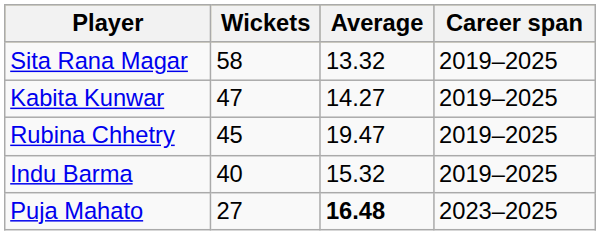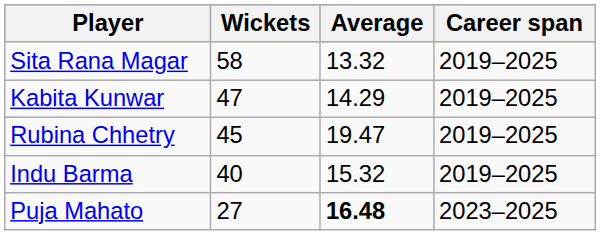(356, 98) 14.27 -> (356, 98) 14.29
